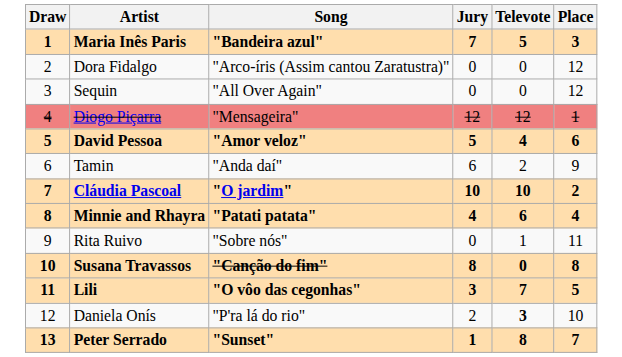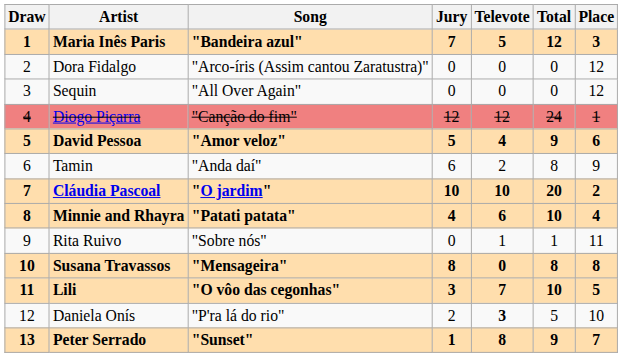+ column: (554, 16)
(255, 116) "Mensageira" -> (244, 116) "Canção do fim"
(270, 265) "Canção do fim" -> (240, 265) "Mensageira"
